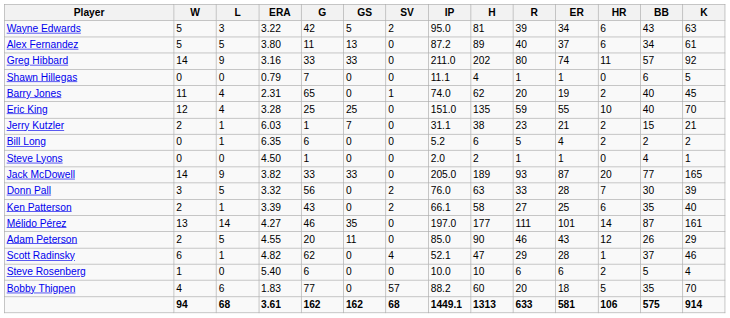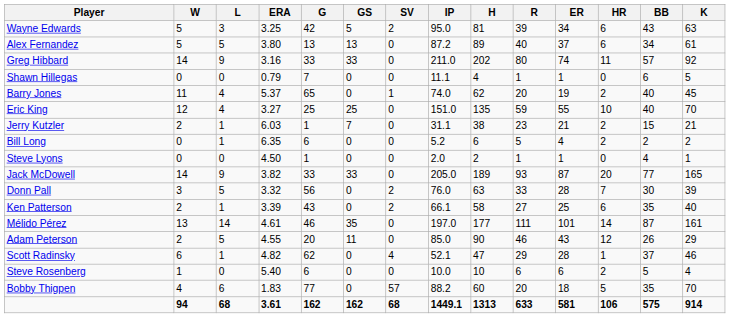(271, 28) 3.22 -> (271, 28) 3.25
(309, 45) 11 -> (309, 45) 13
(271, 93) 2.31 -> (271, 93) 5.37
(271, 110) 3.28 -> (271, 110) 3.27
(271, 223) 4.27 -> (271, 223) 4.61
